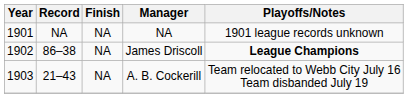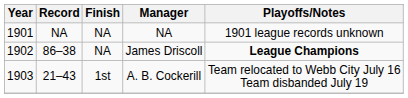(103, 76) NA -> (103, 76) 1st
